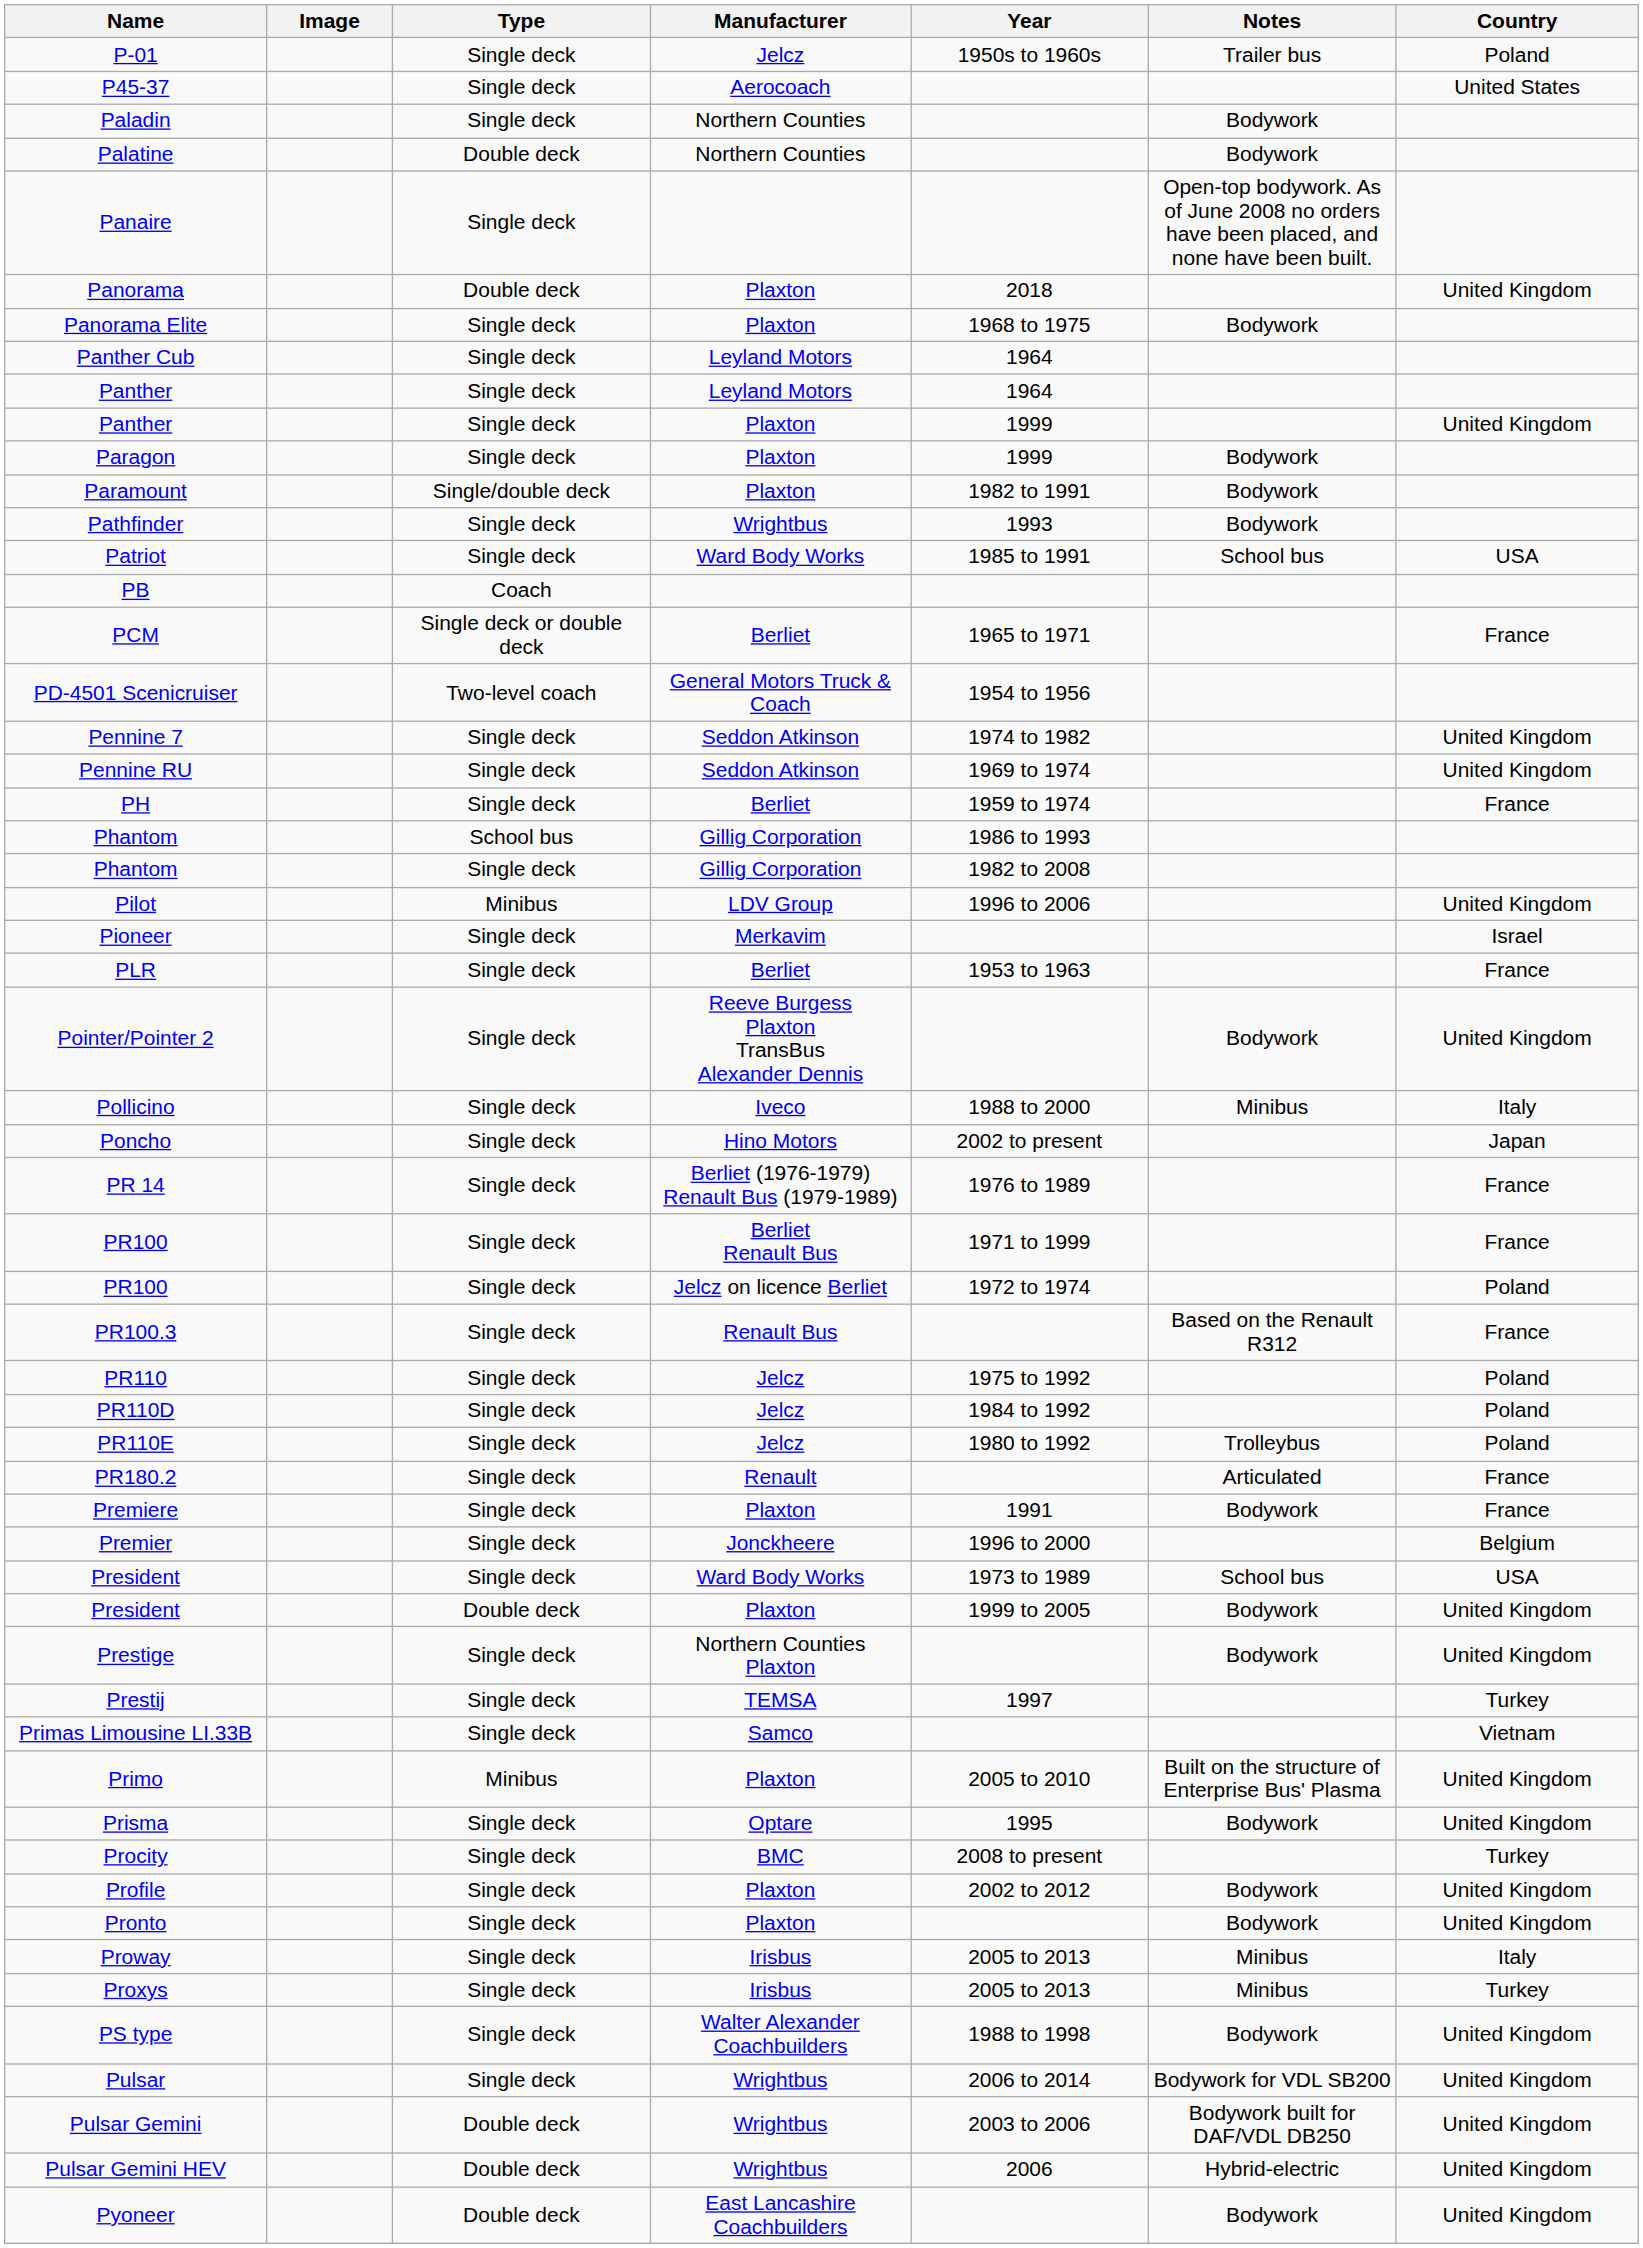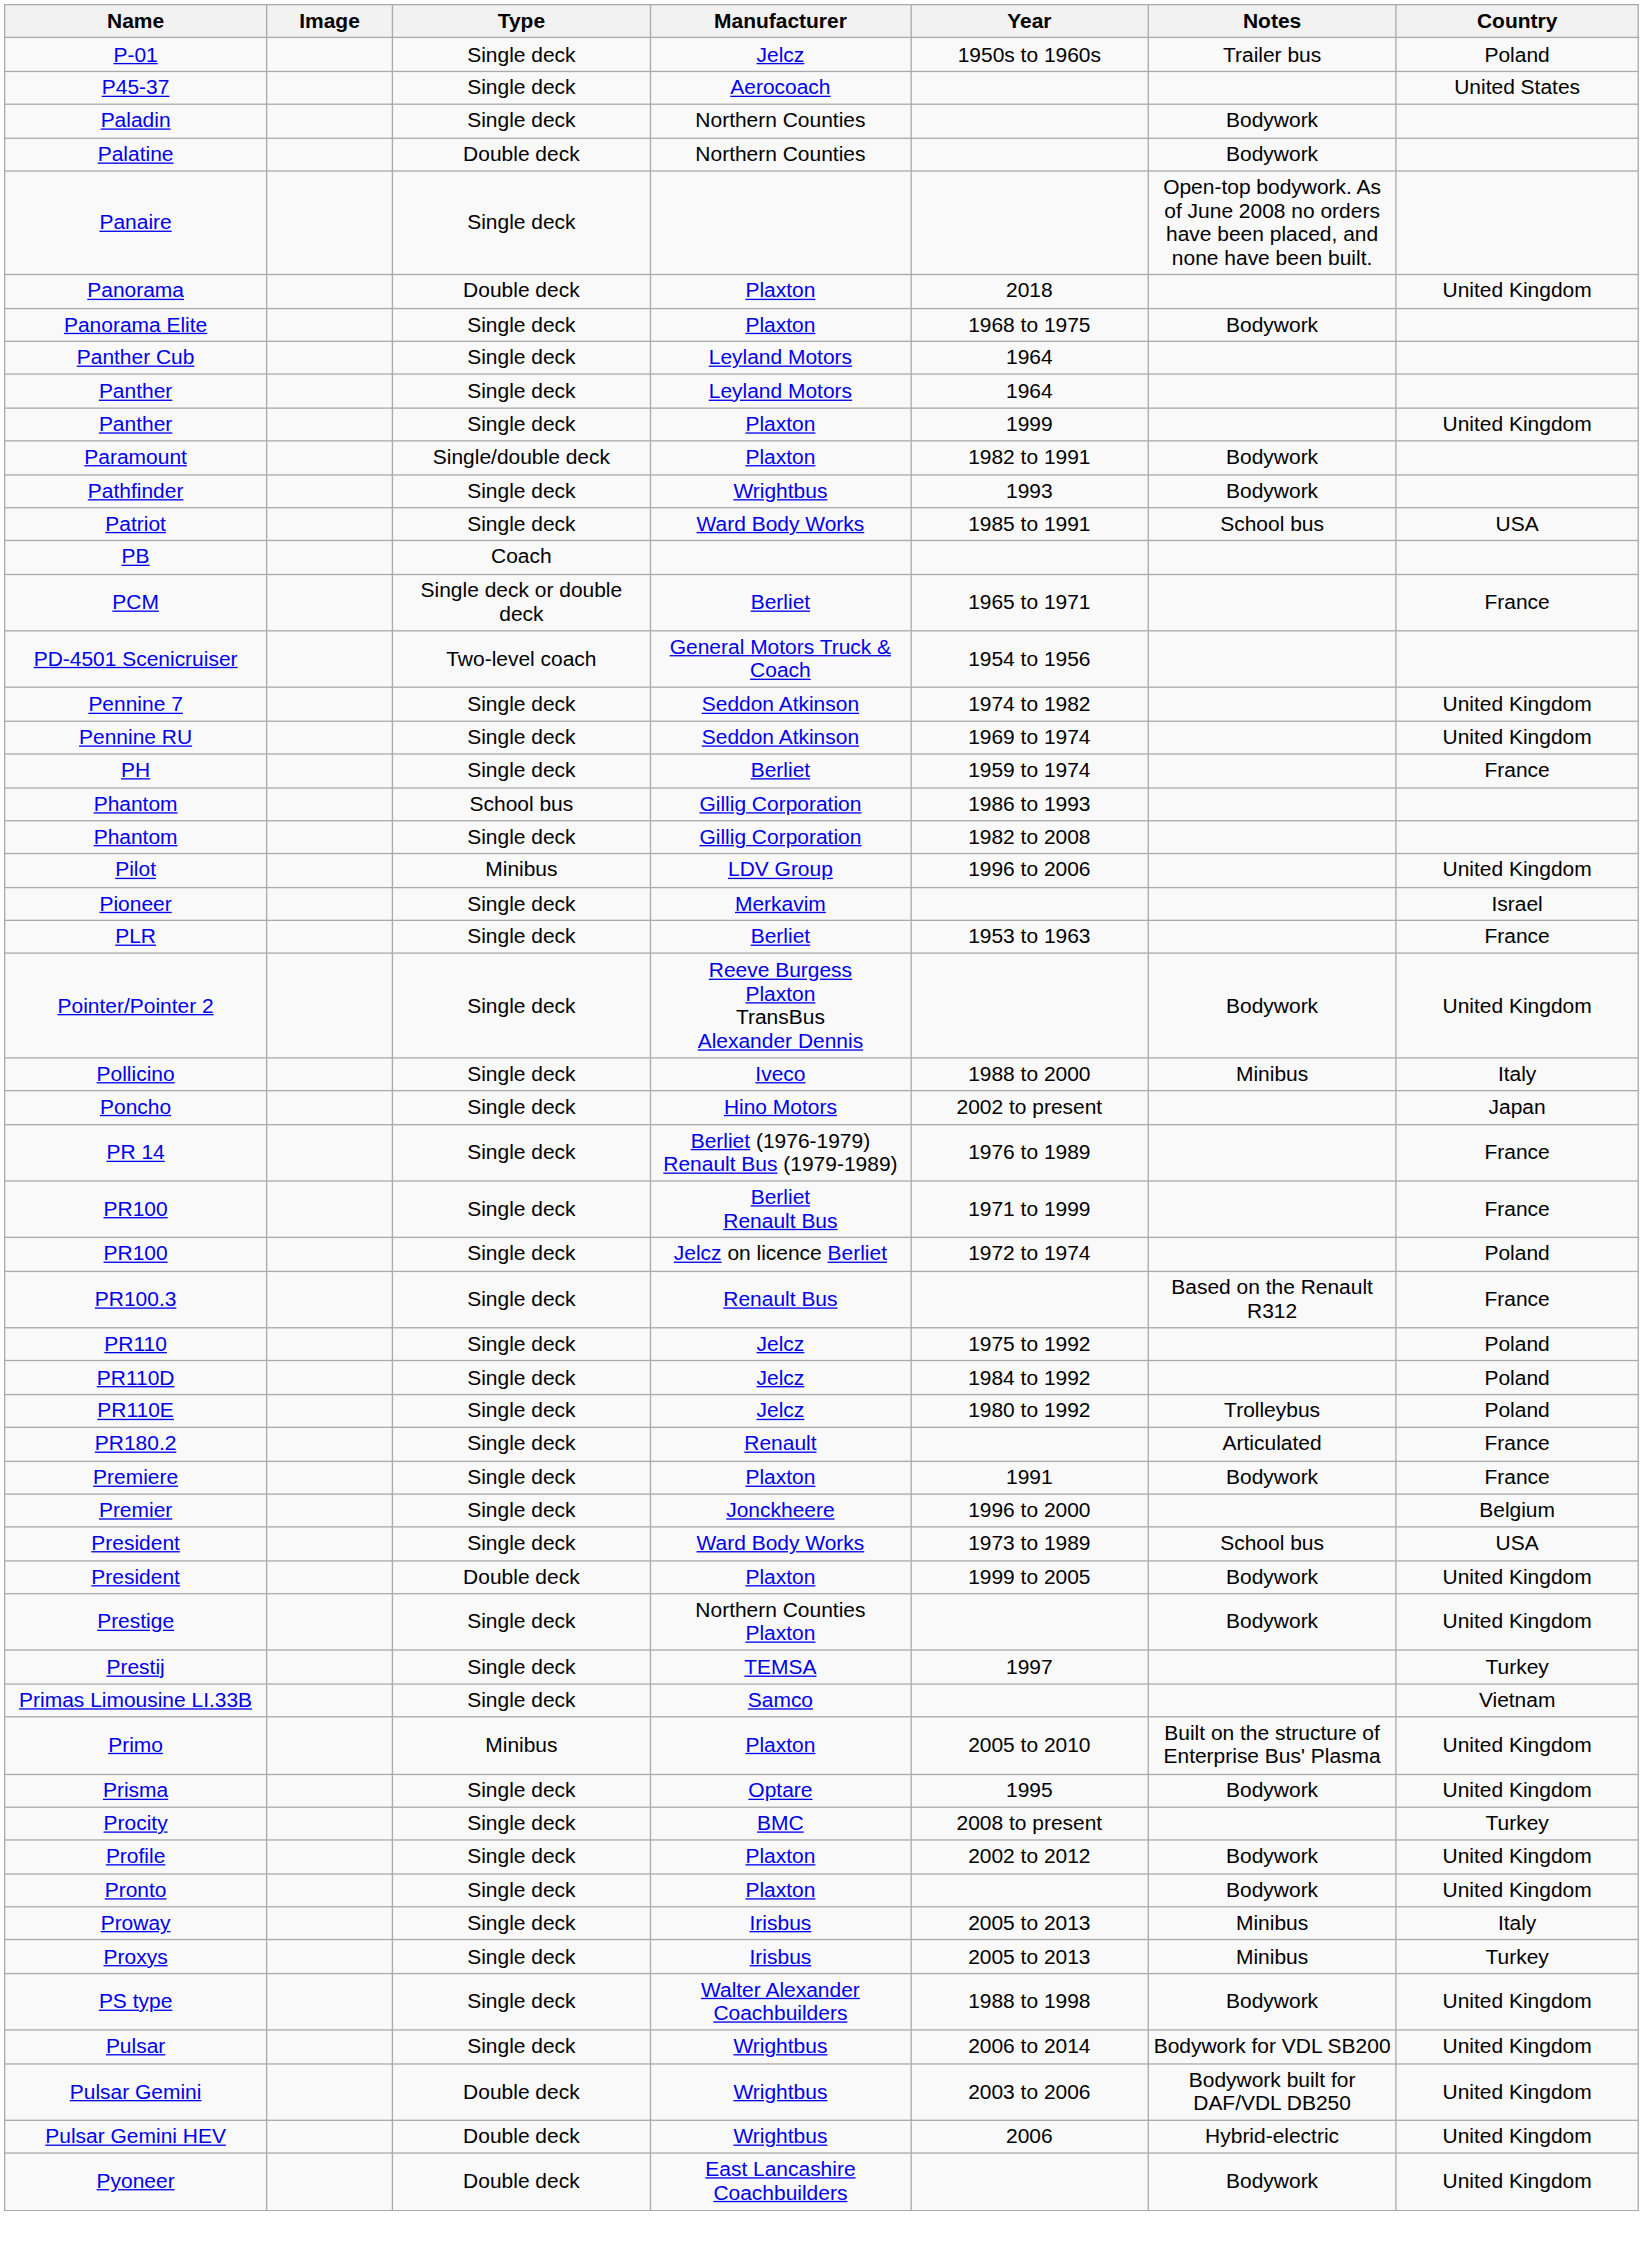- row: (136, 457)
